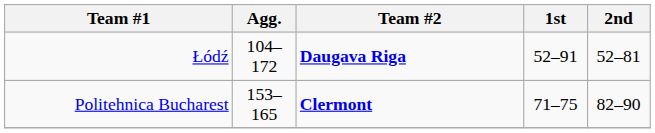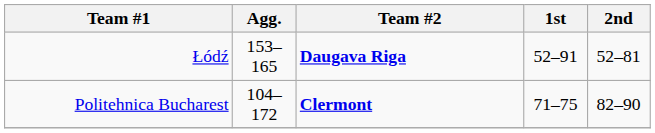(264, 56) 104–172 -> (264, 56) 153–165
(264, 103) 153–165 -> (264, 103) 104–172
